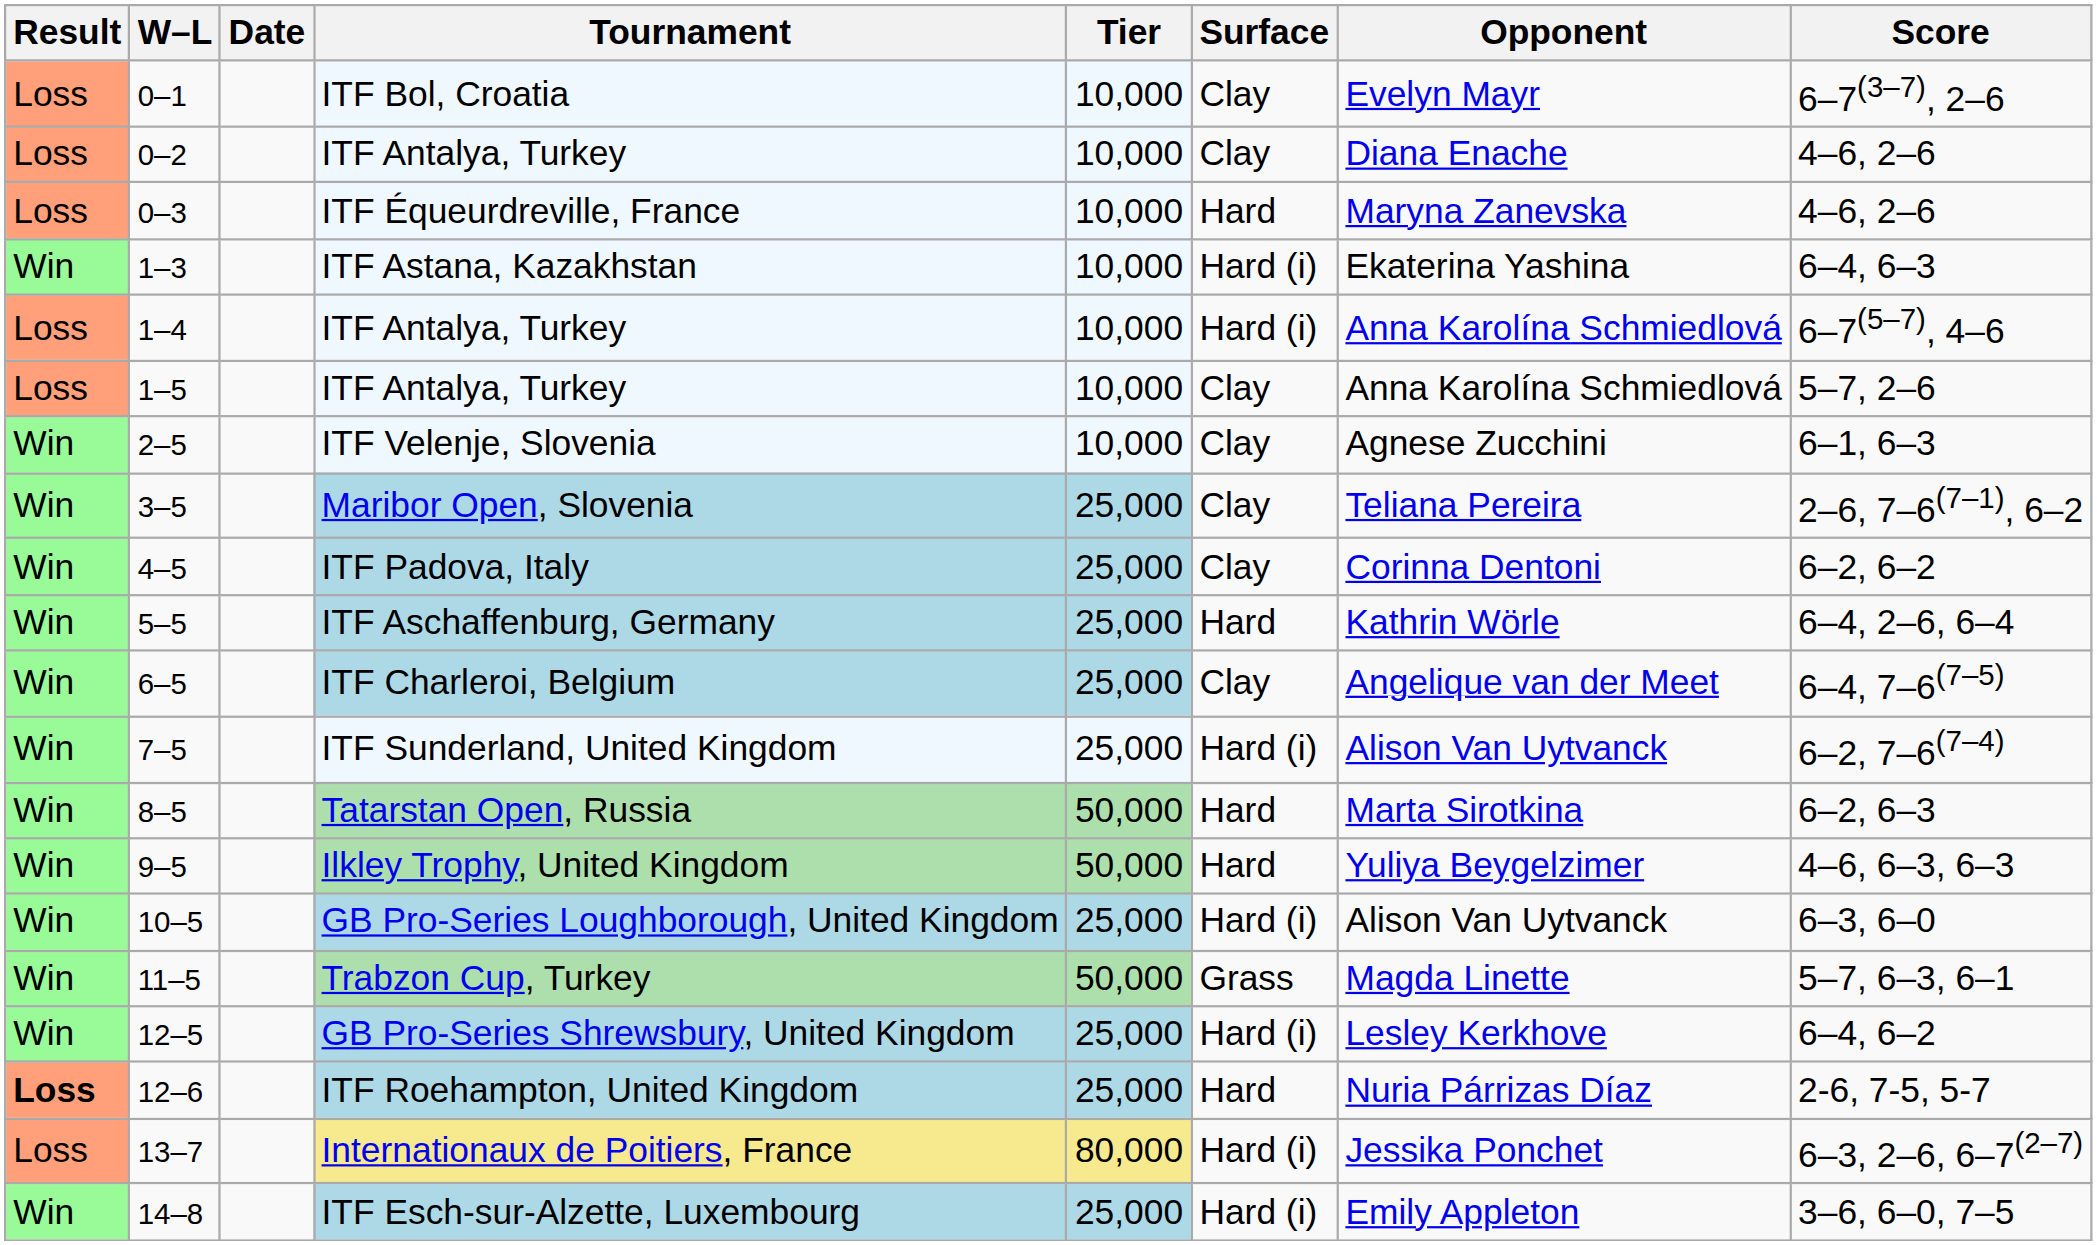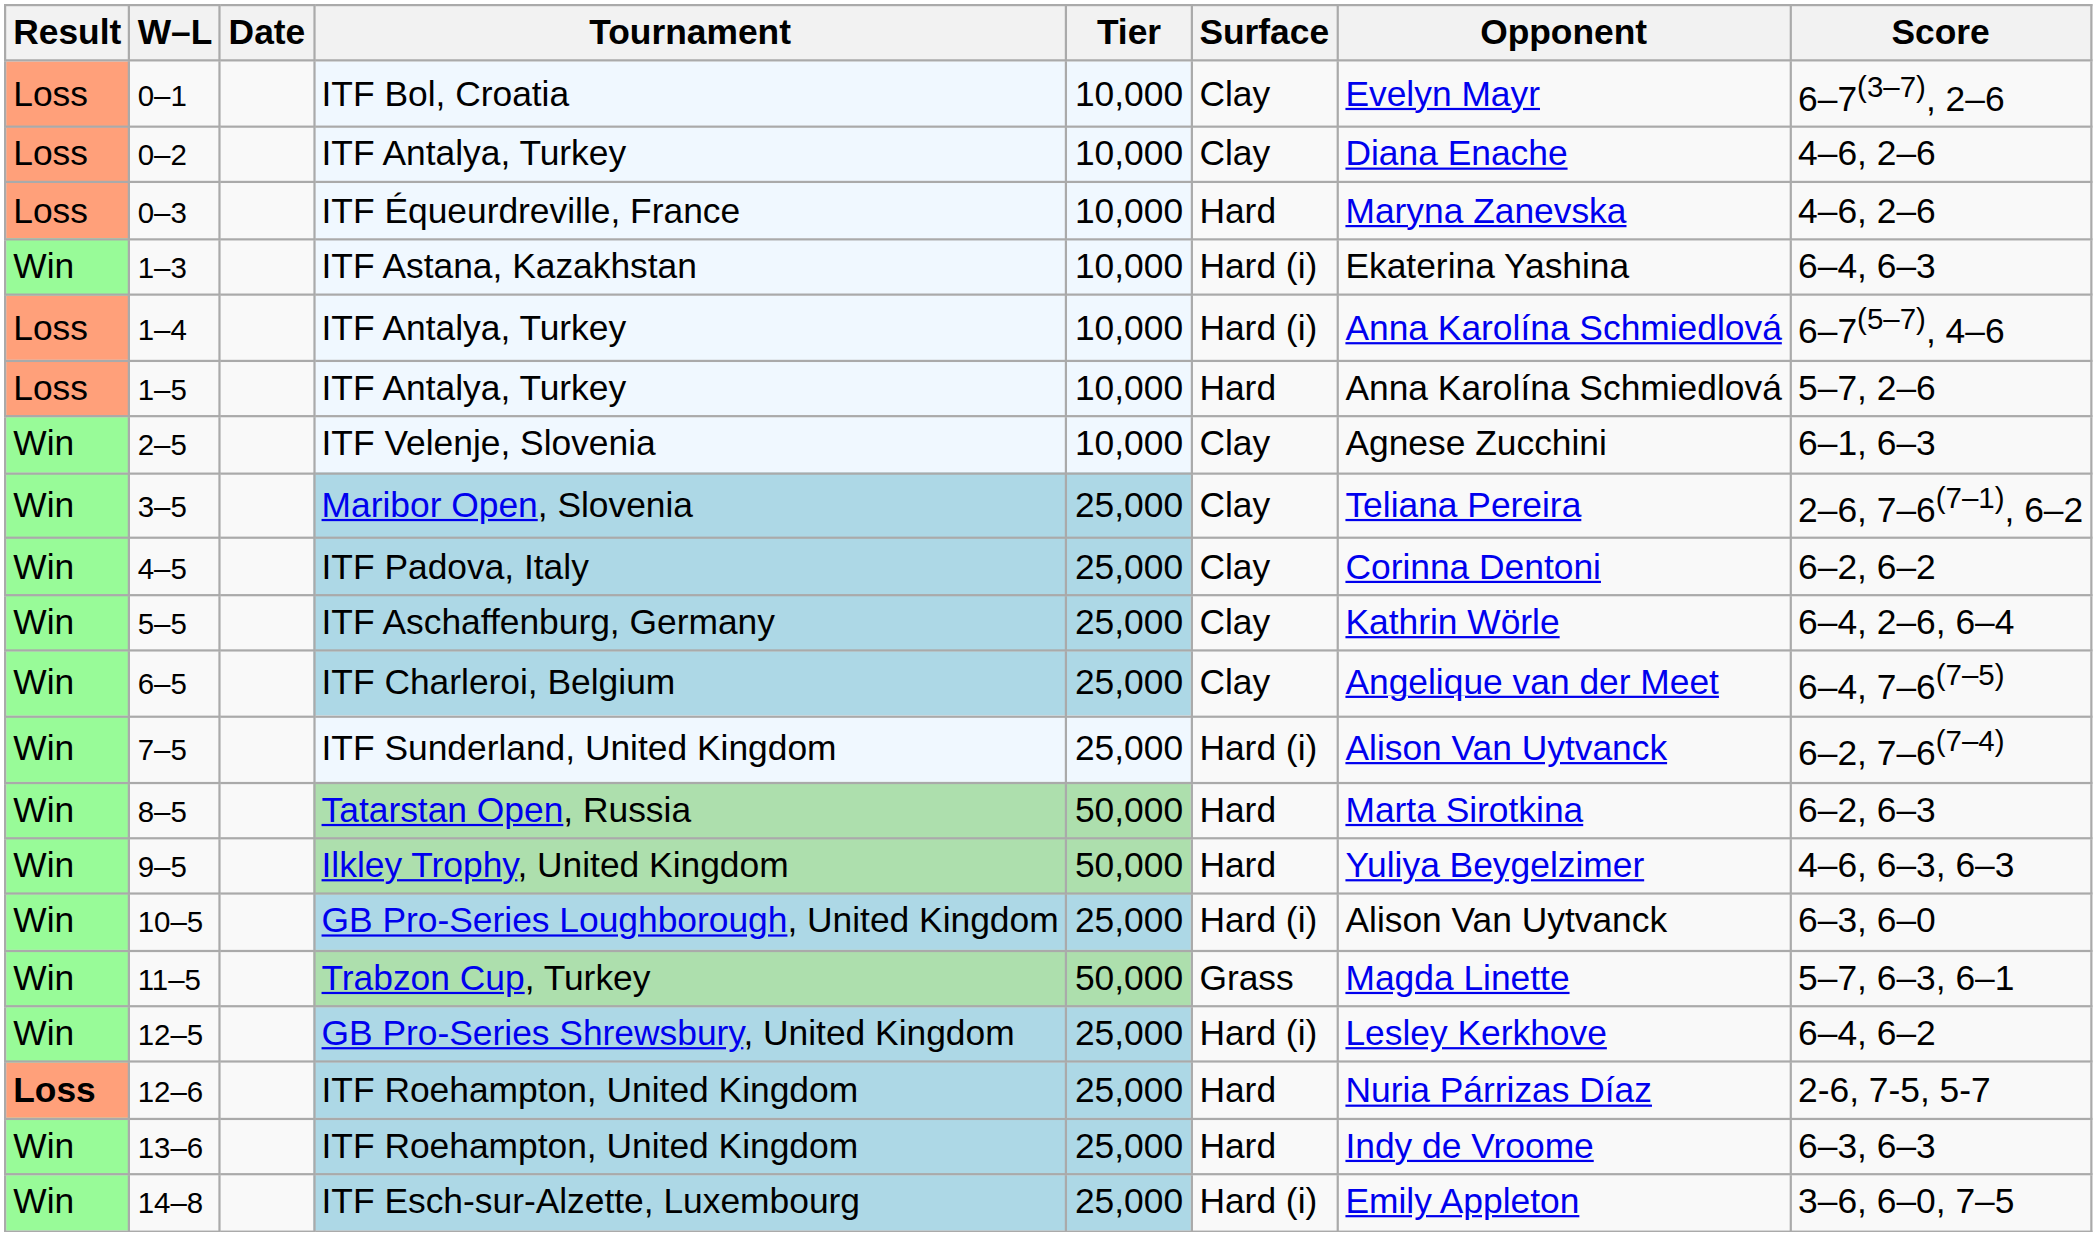(1235, 388) Clay -> (1238, 388) Hard
(1238, 622) Hard -> (1235, 622) Clay
+ row: (170, 1148)
- row: (170, 1152)
